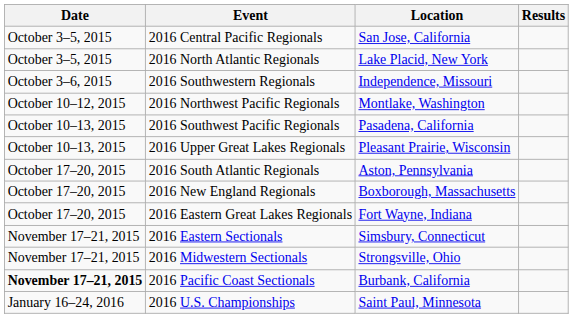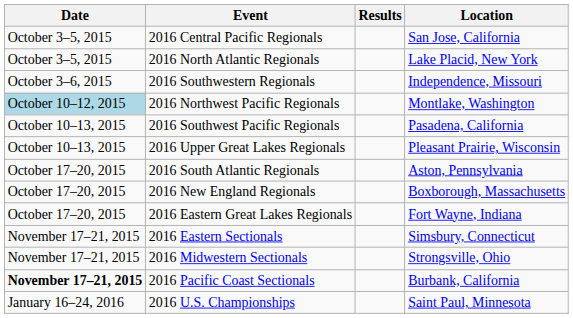columns swapped: (437, 15) <-> (544, 15)
(67, 103) no background -> (67, 103) lightblue background
